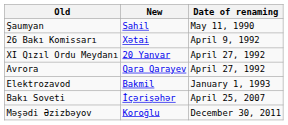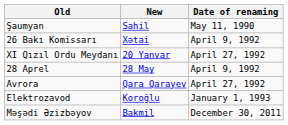+ row: (28, 69)
(138, 84) Bakmil -> (141, 98) Koroğlu
- row: (36, 98)
(141, 112) Koroğlu -> (138, 112) Bakmil
